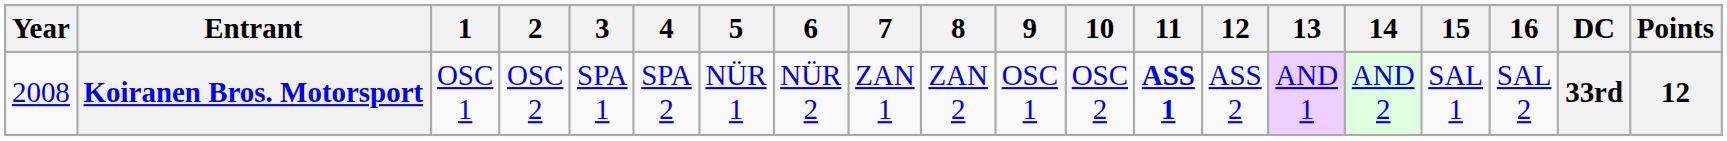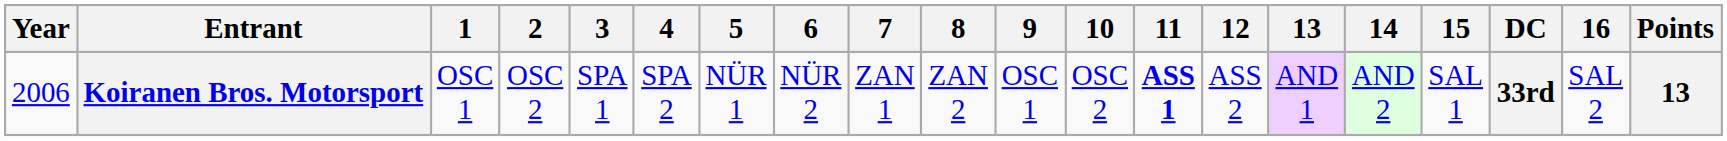columns swapped: (1524, 27) <-> (1594, 27)
(41, 92) 2008 -> (41, 92) 2006
(1675, 92) 12 -> (1675, 92) 13
